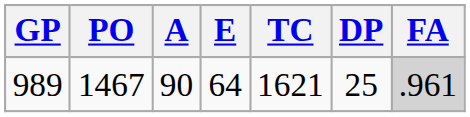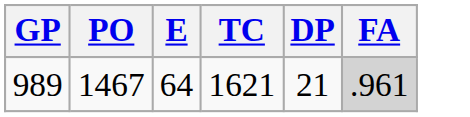- column: (177, 30)
(361, 83) 25 -> (313, 83) 21
